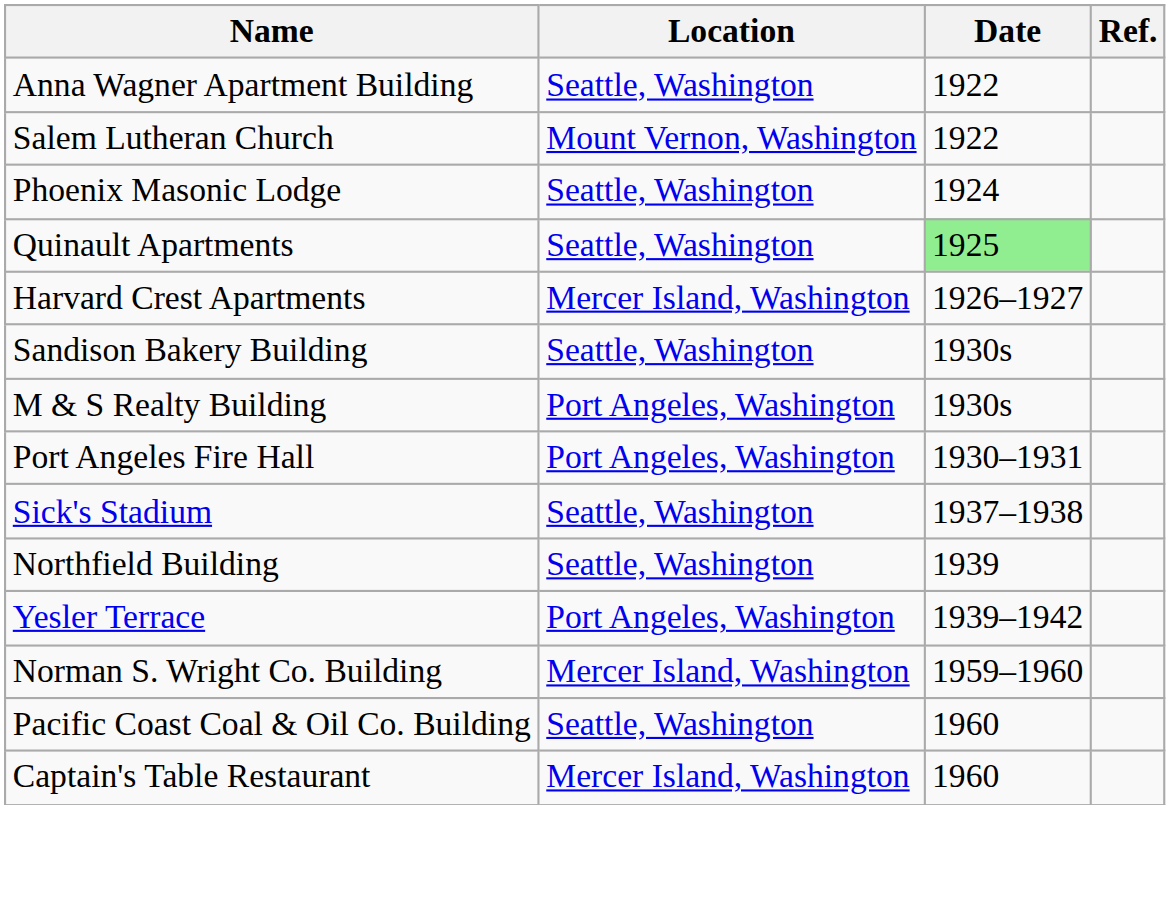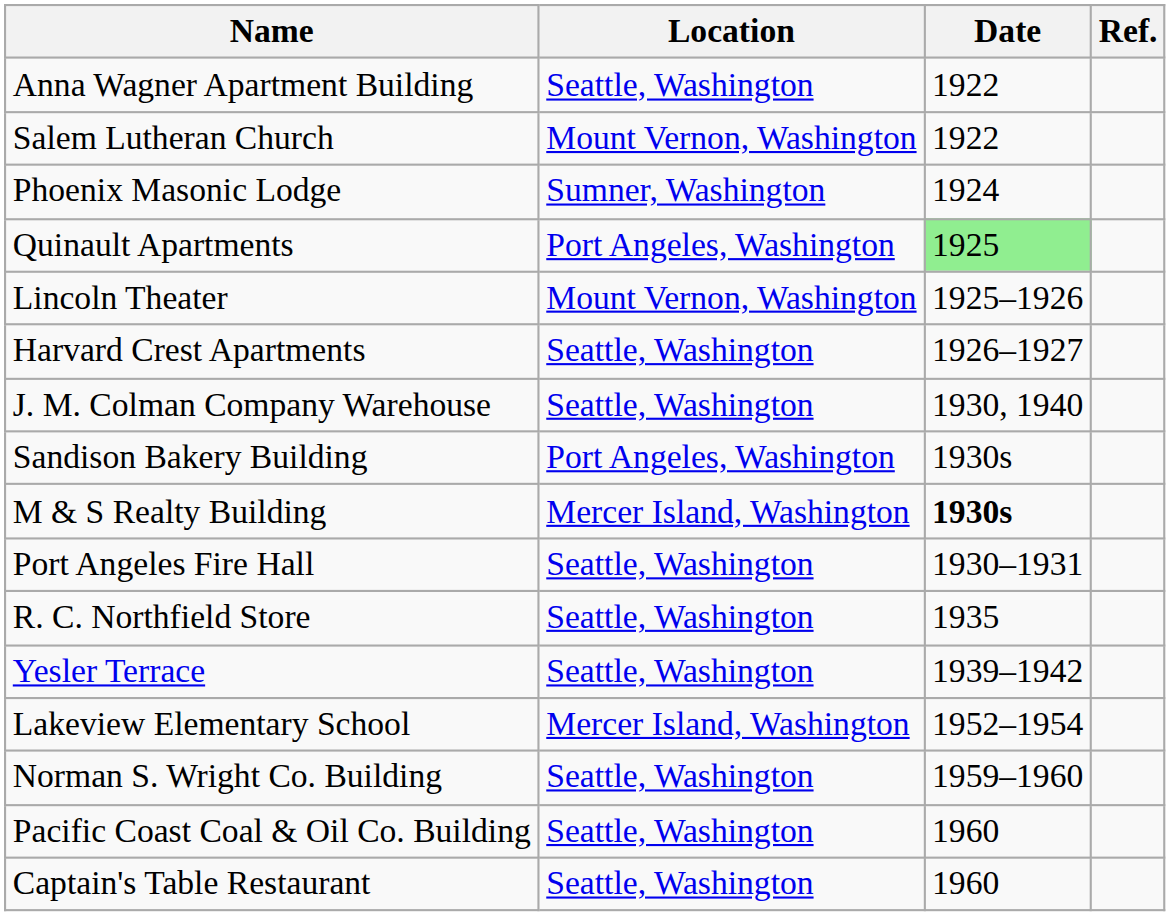(680, 191) Seattle, Washington -> (686, 191) Sumner, Washington
(680, 244) Seattle, Washington -> (721, 244) Port Angeles, Washington
+ row: (120, 297)
(728, 297) Mercer Island, Washington -> (680, 350) Seattle, Washington
+ row: (252, 404)
(680, 350) Seattle, Washington -> (721, 457) Port Angeles, Washington
(721, 404) Port Angeles, Washington -> (728, 510) Mercer Island, Washington
(972, 404) normal -> (972, 510) bold
(721, 457) Port Angeles, Washington -> (680, 564) Seattle, Washington
+ row: (162, 617)
- row: (112, 510)
- row: (146, 564)
(721, 617) Port Angeles, Washington -> (680, 670) Seattle, Washington
+ row: (212, 723)
(728, 670) Mercer Island, Washington -> (680, 777) Seattle, Washington
(728, 777) Mercer Island, Washington -> (680, 883) Seattle, Washington
